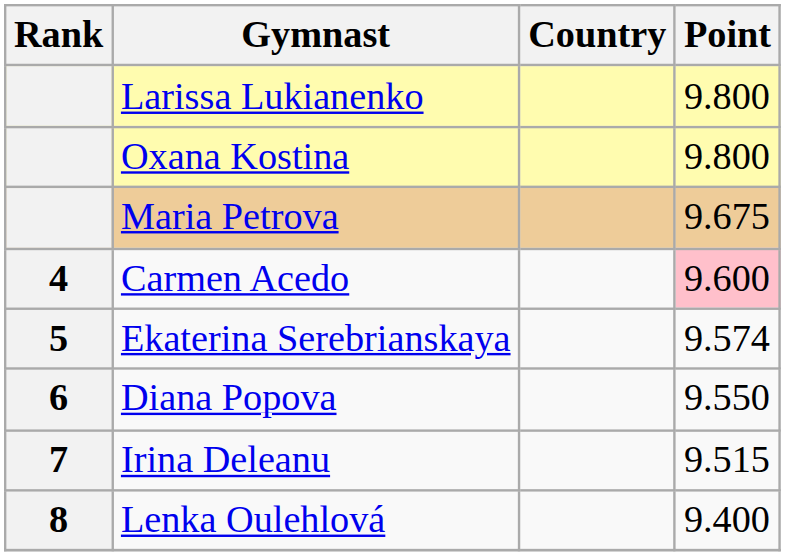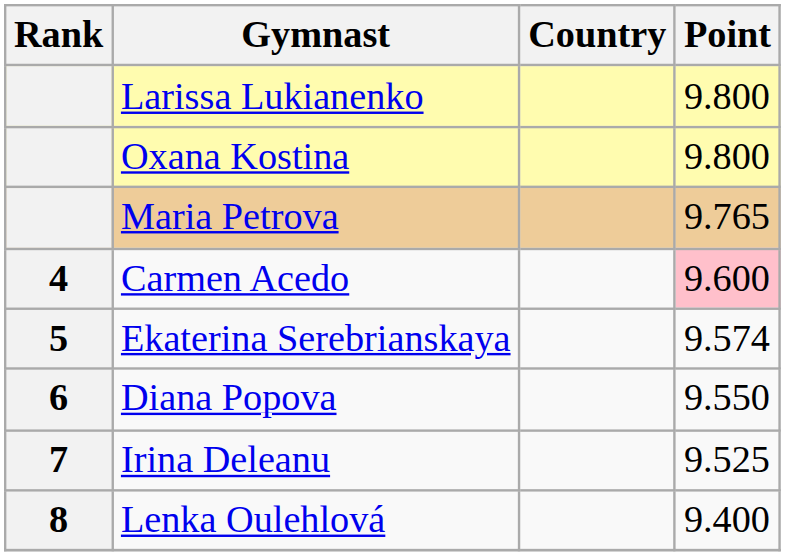(727, 216) 9.675 -> (727, 216) 9.765
(727, 459) 9.515 -> (727, 459) 9.525
